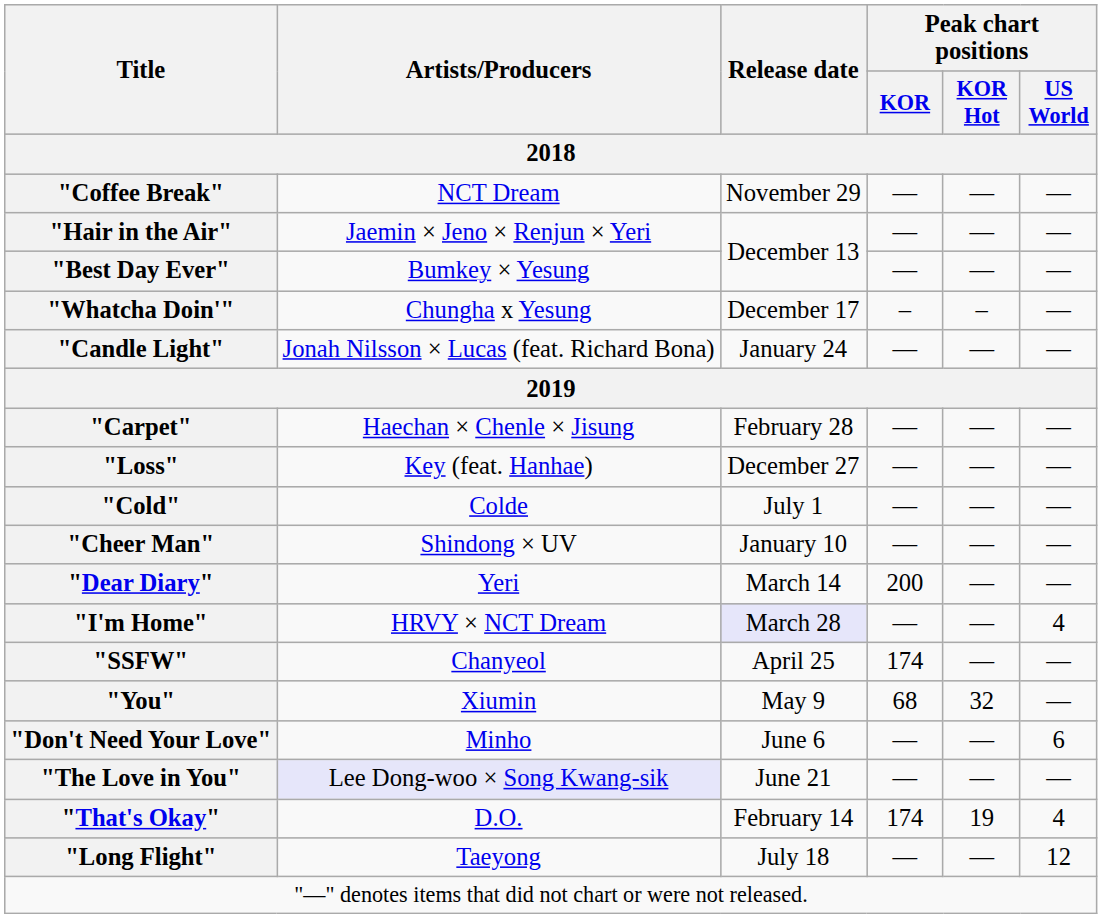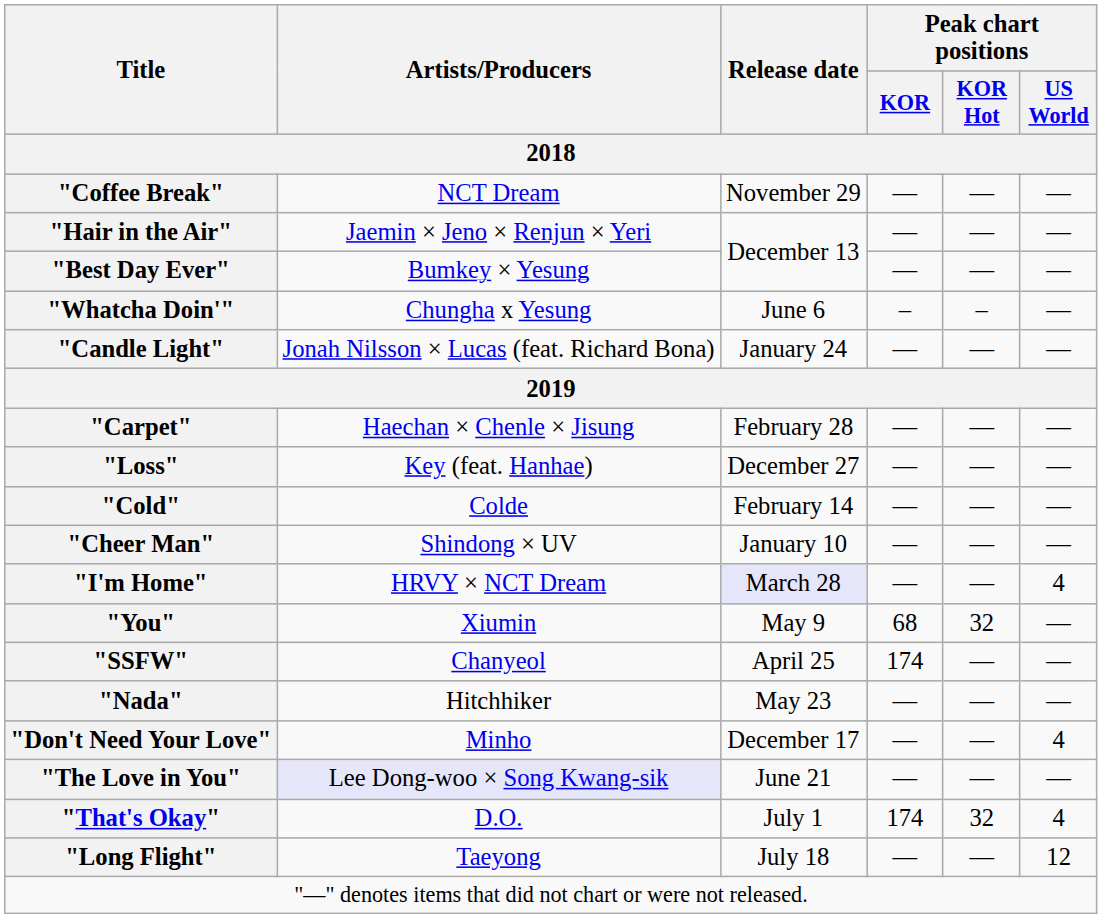(793, 309) December 17 -> (793, 309) June 6
(793, 505) July 1 -> (793, 505) February 14
- row: (141, 583)
rows swapped: (141, 661) <-> (141, 700)
+ row: (141, 700)
(793, 739) June 6 -> (793, 739) December 17
(1059, 739) 6 -> (1059, 739) 4
(793, 817) February 14 -> (793, 817) July 1
(982, 817) 19 -> (982, 817) 32
